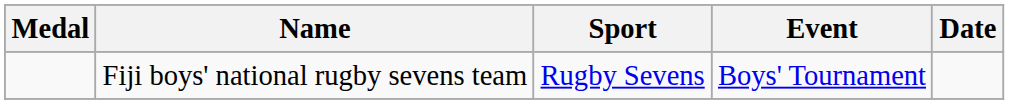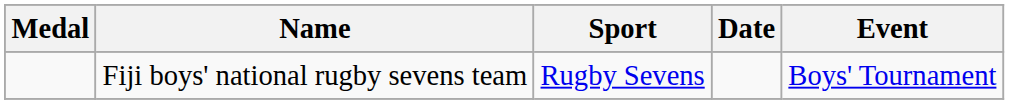columns swapped: (822, 28) <-> (968, 28)
